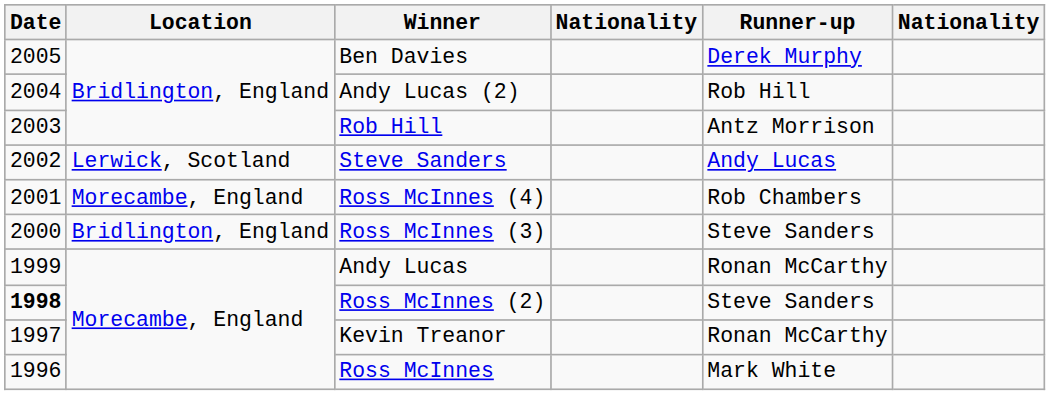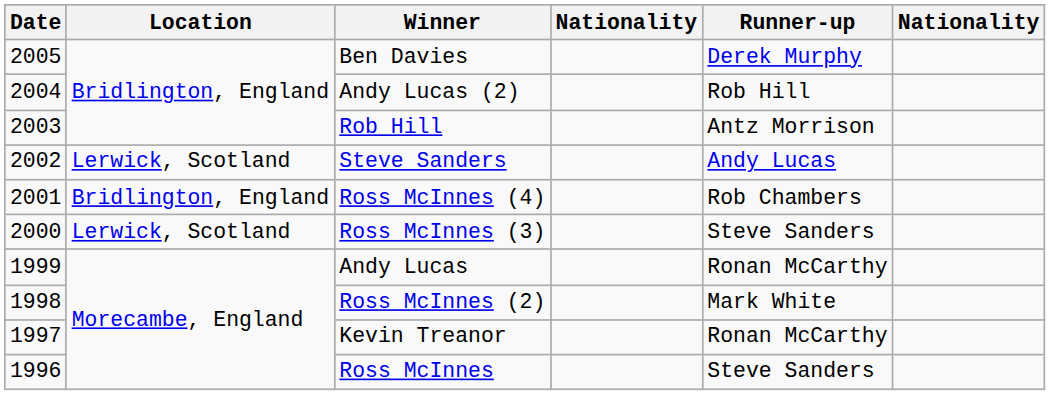(188, 197) Morecambe, England -> (200, 197) Bridlington, England
(200, 232) Bridlington, England -> (181, 232) Lerwick, Scotland
(36, 302) bold -> (36, 302) normal
(791, 302) Steve Sanders -> (772, 302) Mark White
(772, 372) Mark White -> (791, 372) Steve Sanders
